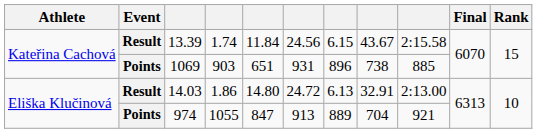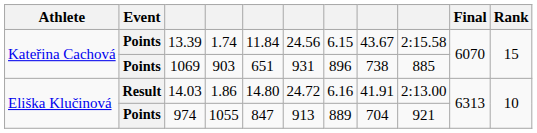(142, 41) Result -> (142, 41) Points
(340, 91) 6.13 -> (340, 91) 6.16
(377, 91) 32.91 -> (377, 91) 41.91
